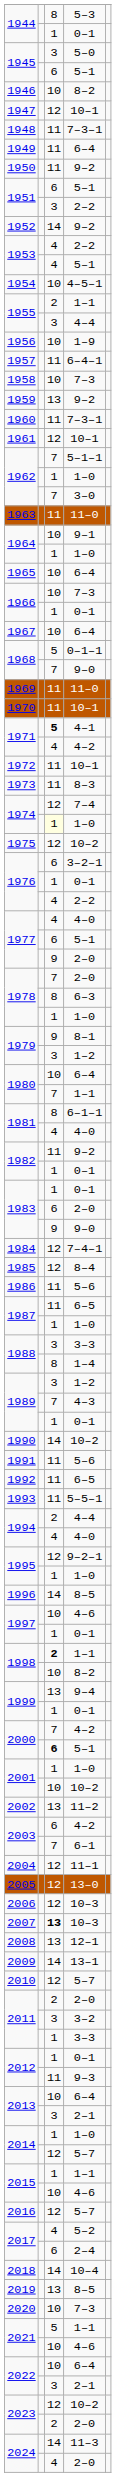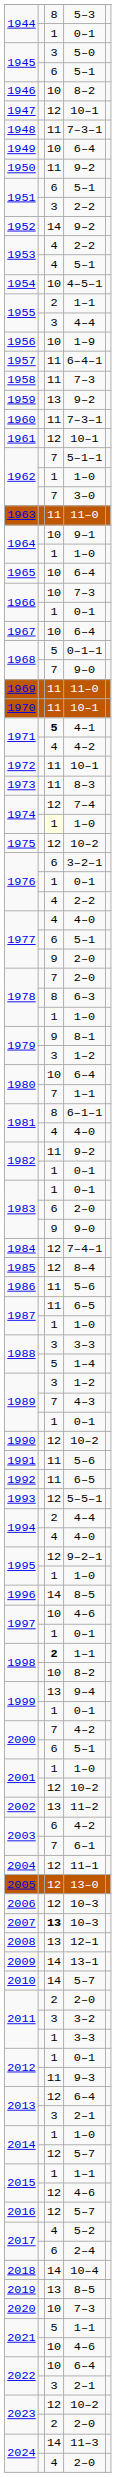(54, 149) 11 -> (54, 149) 10
(54, 380) 10 -> (54, 380) 11
(54, 1364) 8 -> (54, 1364) 5
(54, 1441) 14 -> (54, 1441) 12
(54, 1499) 11 -> (54, 1499) 12
(54, 1749) bold -> (54, 1749) normal
(54, 1788) 10 -> (54, 1788) 12
(54, 1981) 12 -> (54, 1981) 14
(54, 2096) 10 -> (54, 2096) 12
(54, 2193) 10 -> (54, 2193) 12
